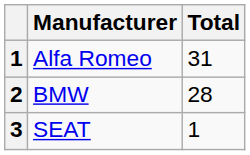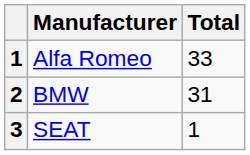(200, 58) 31 -> (200, 58) 33
(200, 94) 28 -> (200, 94) 31
